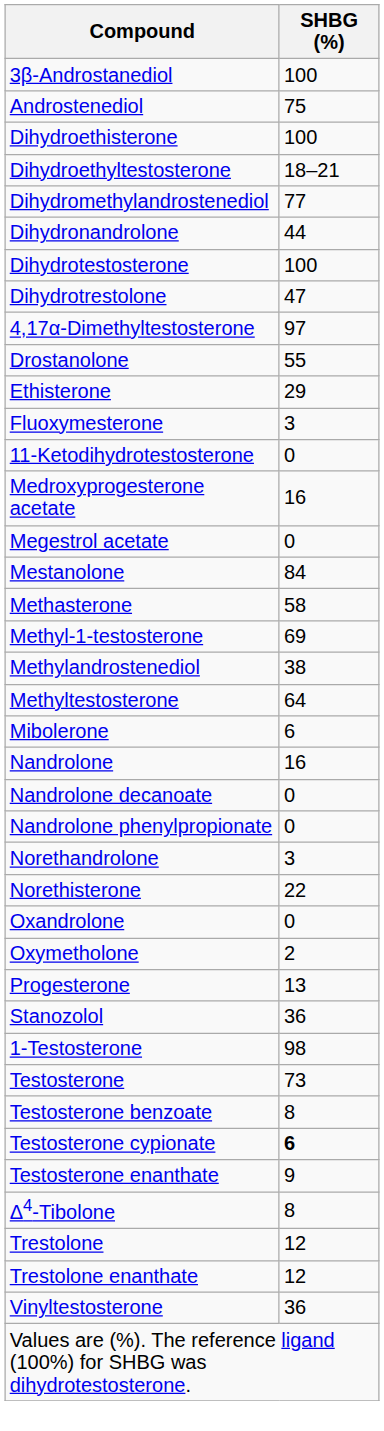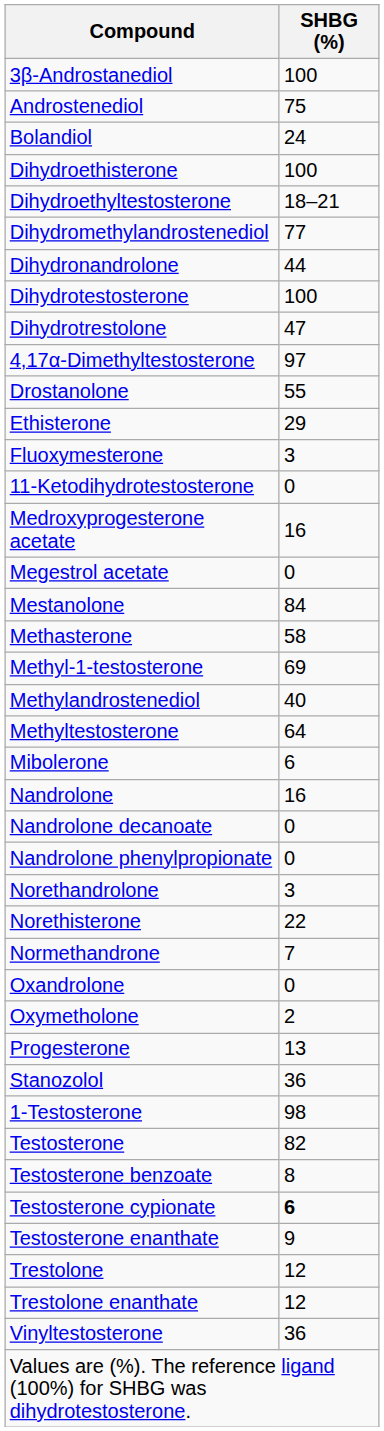+ row: (51, 138)
(295, 668) 38 -> (295, 699) 40
+ row: (85, 953)
(295, 1080) 73 -> (295, 1143) 82
- row: (62, 1209)
